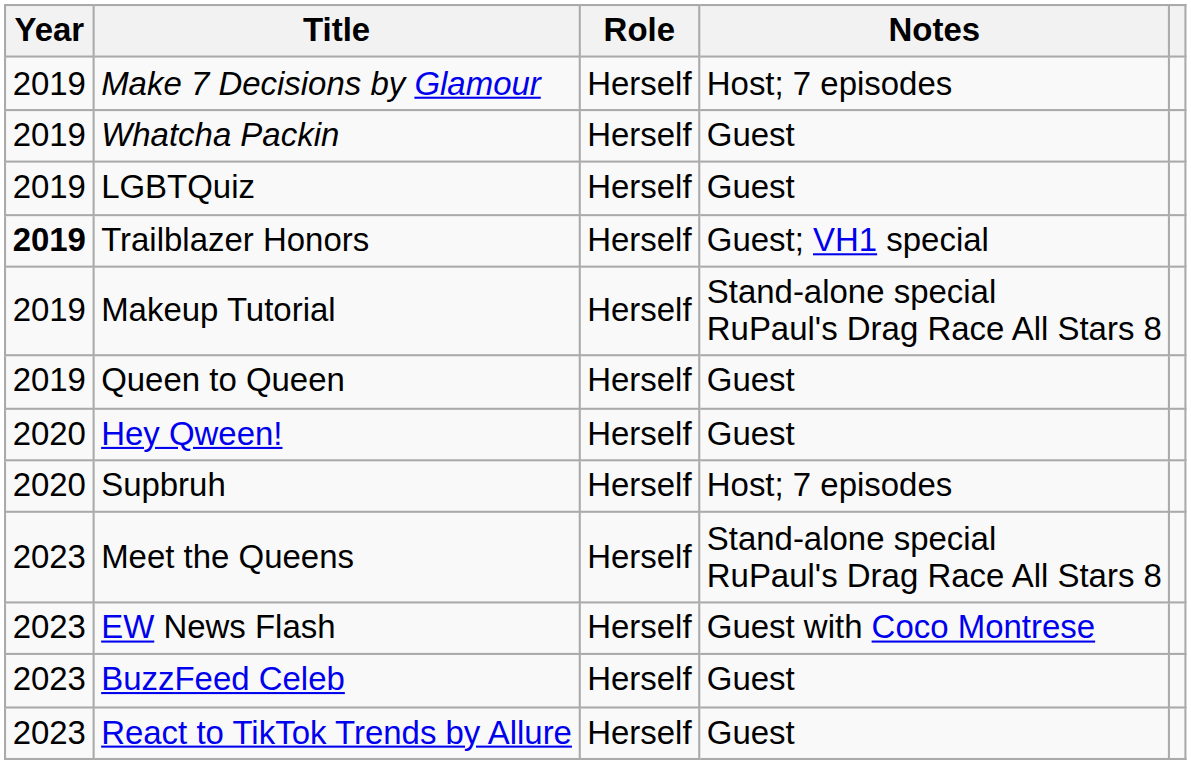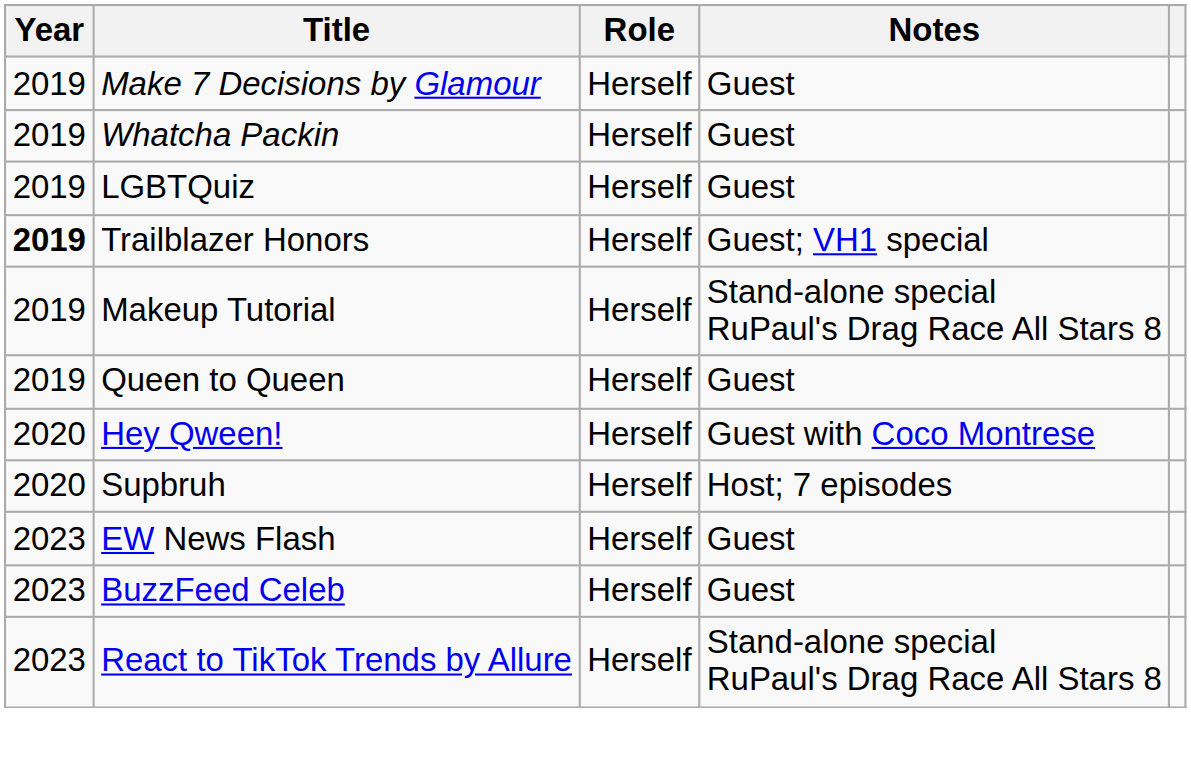(830, 82) Host; 7 episodes -> (751, 82) Guest
(751, 433) Guest -> (901, 433) Guest with Coco Montrese
- row: (228, 556)
(901, 627) Guest with Coco Montrese -> (751, 538) Guest
(751, 732) Guest -> (934, 661) Stand-alone special RuPaul's Drag Race All Stars 8
